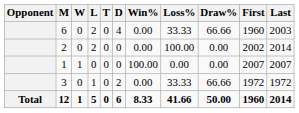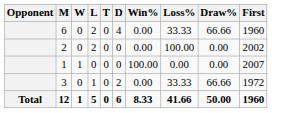- column: (280, 13)
